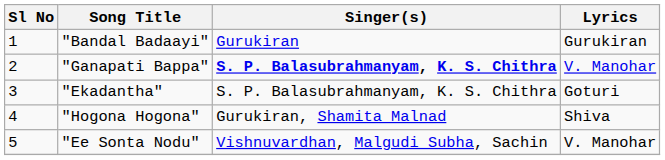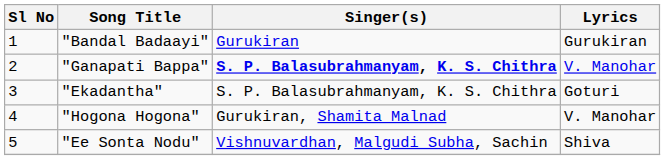(587, 117) Shiva -> (610, 117) V. Manohar
(610, 142) V. Manohar -> (587, 142) Shiva
